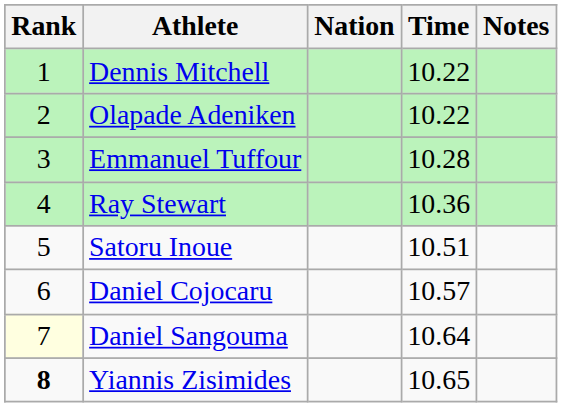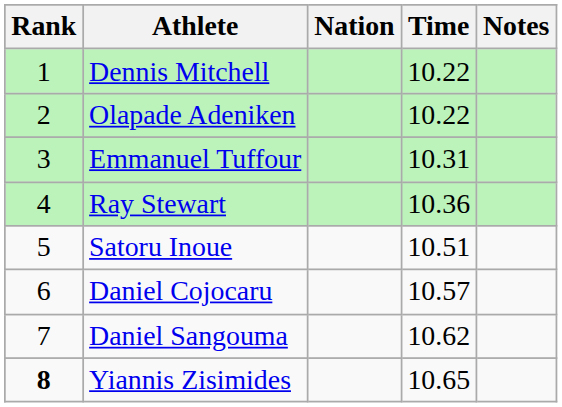(439, 159) 10.28 -> (439, 159) 10.31
(44, 335) lightyellow background -> (44, 335) no background
(439, 335) 10.64 -> (439, 335) 10.62
